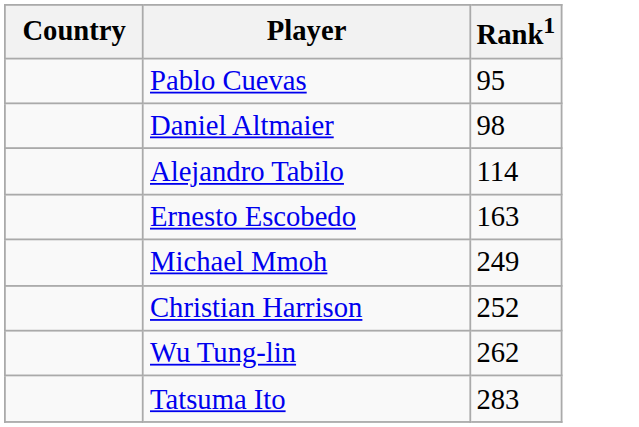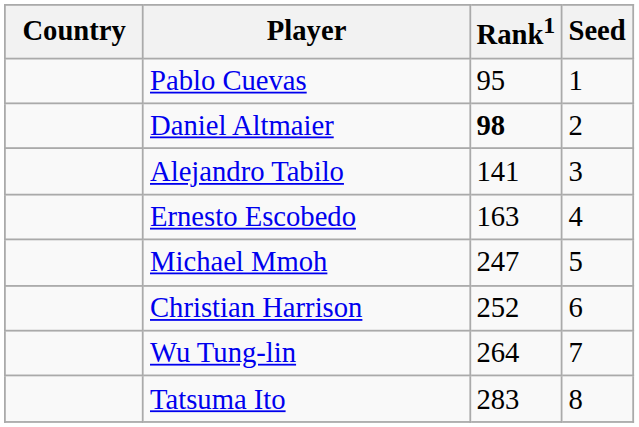+ column: (597, 31)
(491, 125) normal -> (491, 125) bold
(497, 171) 114 -> (498, 171) 141
(498, 262) 249 -> (498, 262) 247
(498, 352) 262 -> (498, 352) 264
